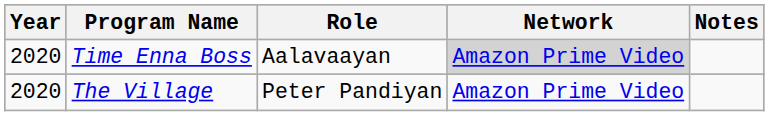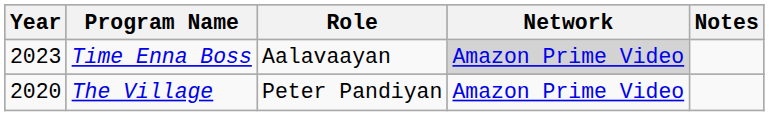(36, 57) 2020 -> (36, 57) 2023
